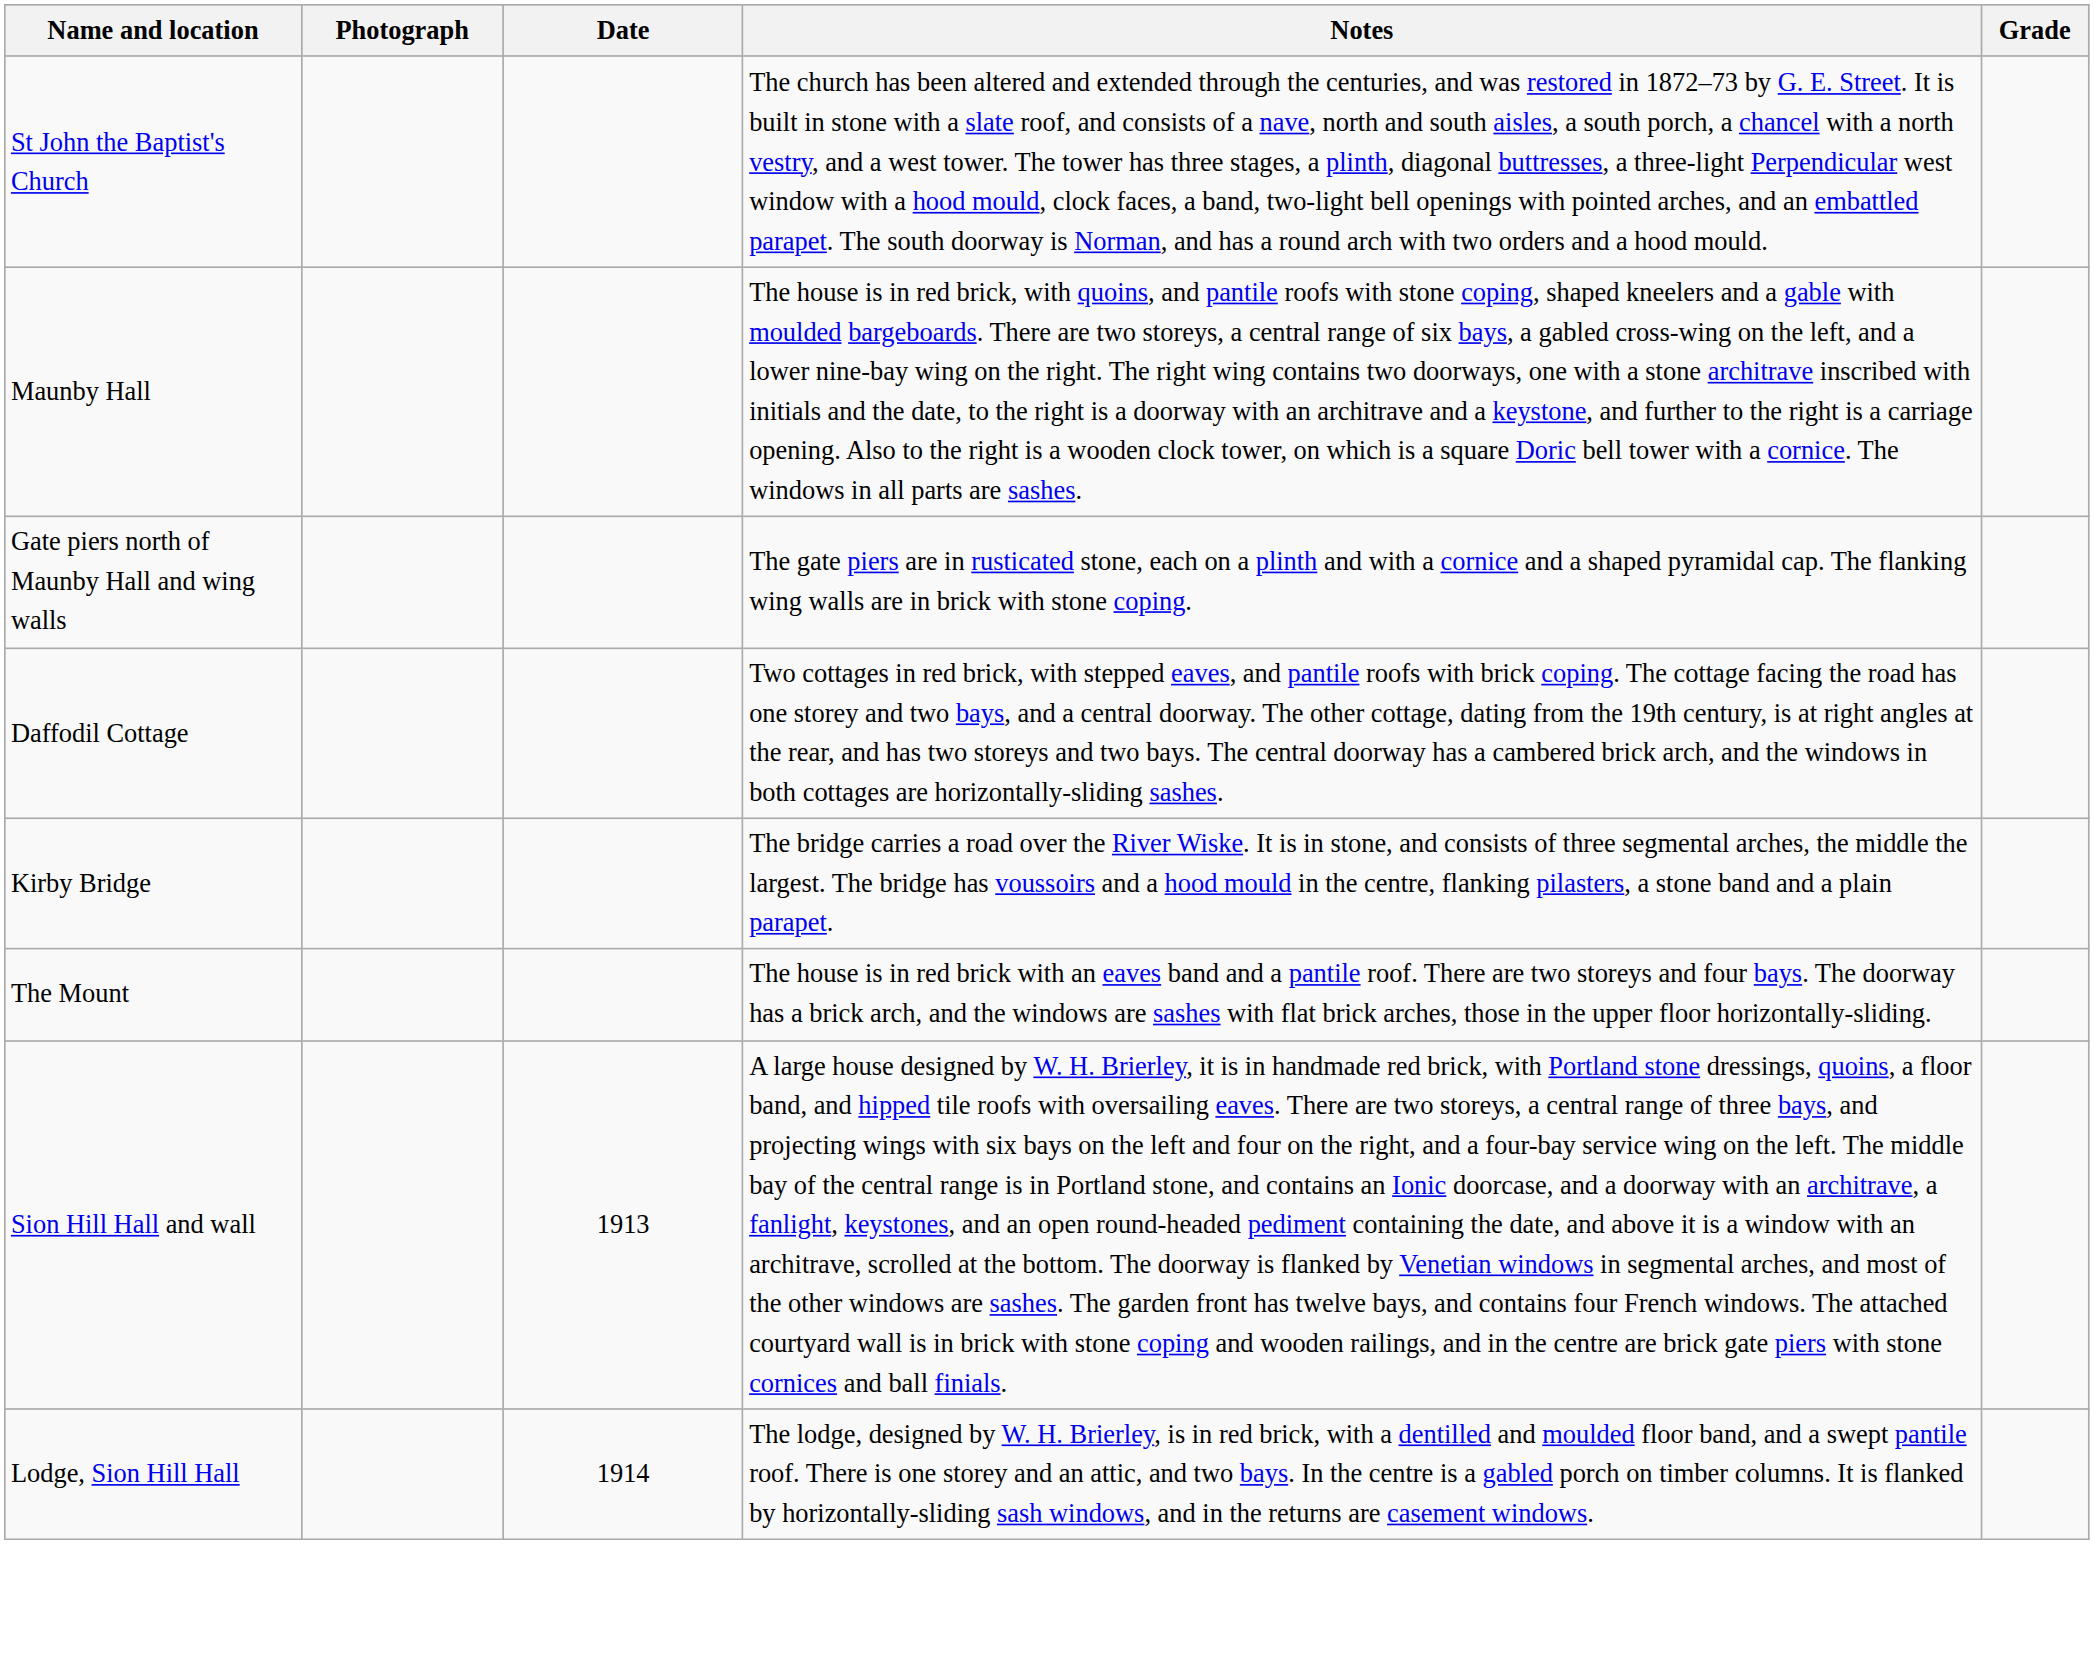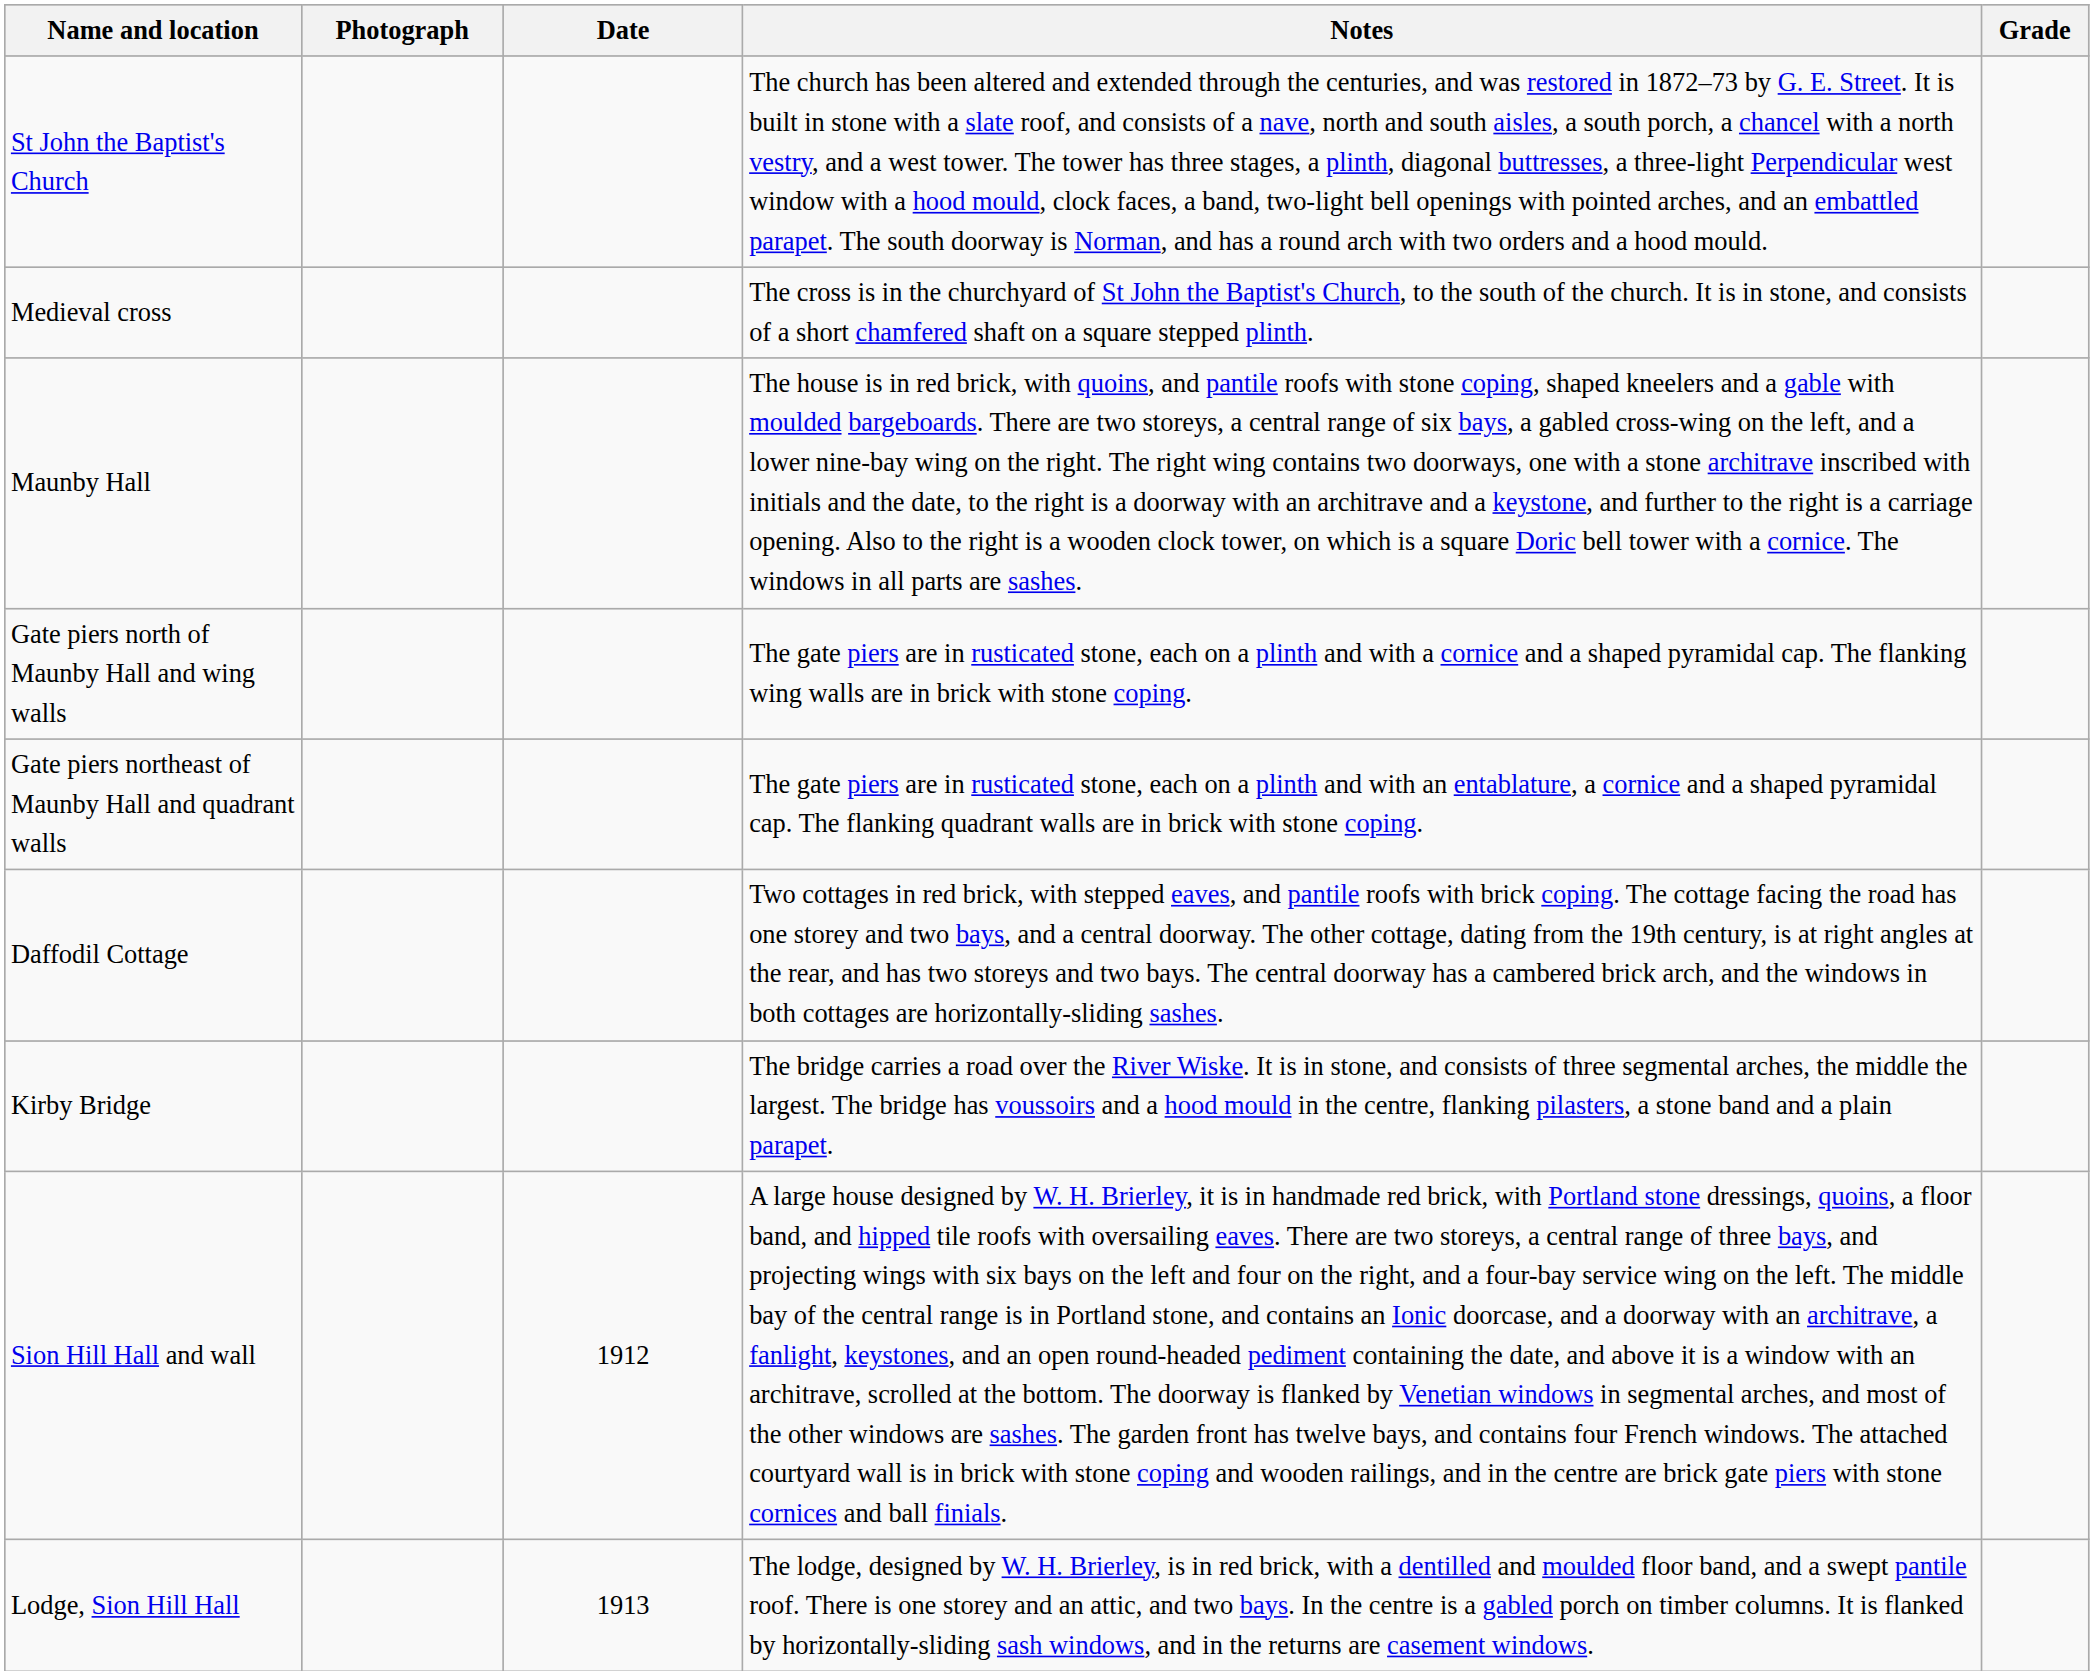+ row: (91, 312)
+ row: (153, 804)
- row: (70, 994)
(623, 1224) 1913 -> (623, 1355) 1912
(623, 1474) 1914 -> (623, 1605) 1913
